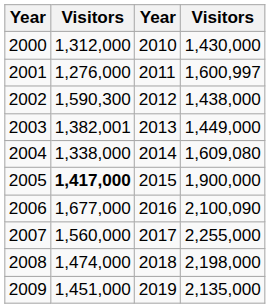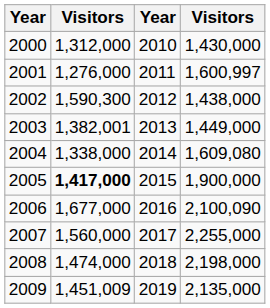(93, 289) 1,451,000 -> (93, 289) 1,451,009
